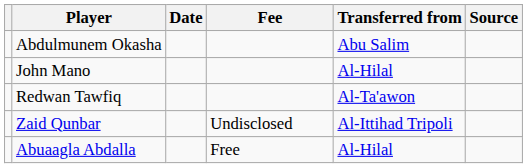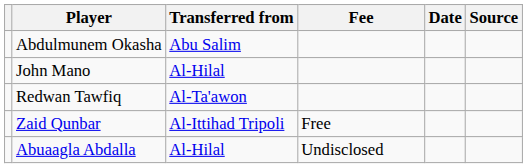columns swapped: (400, 17) <-> (186, 17)
(251, 123) Undisclosed -> (316, 123) Free
(225, 149) Free -> (342, 149) Undisclosed
